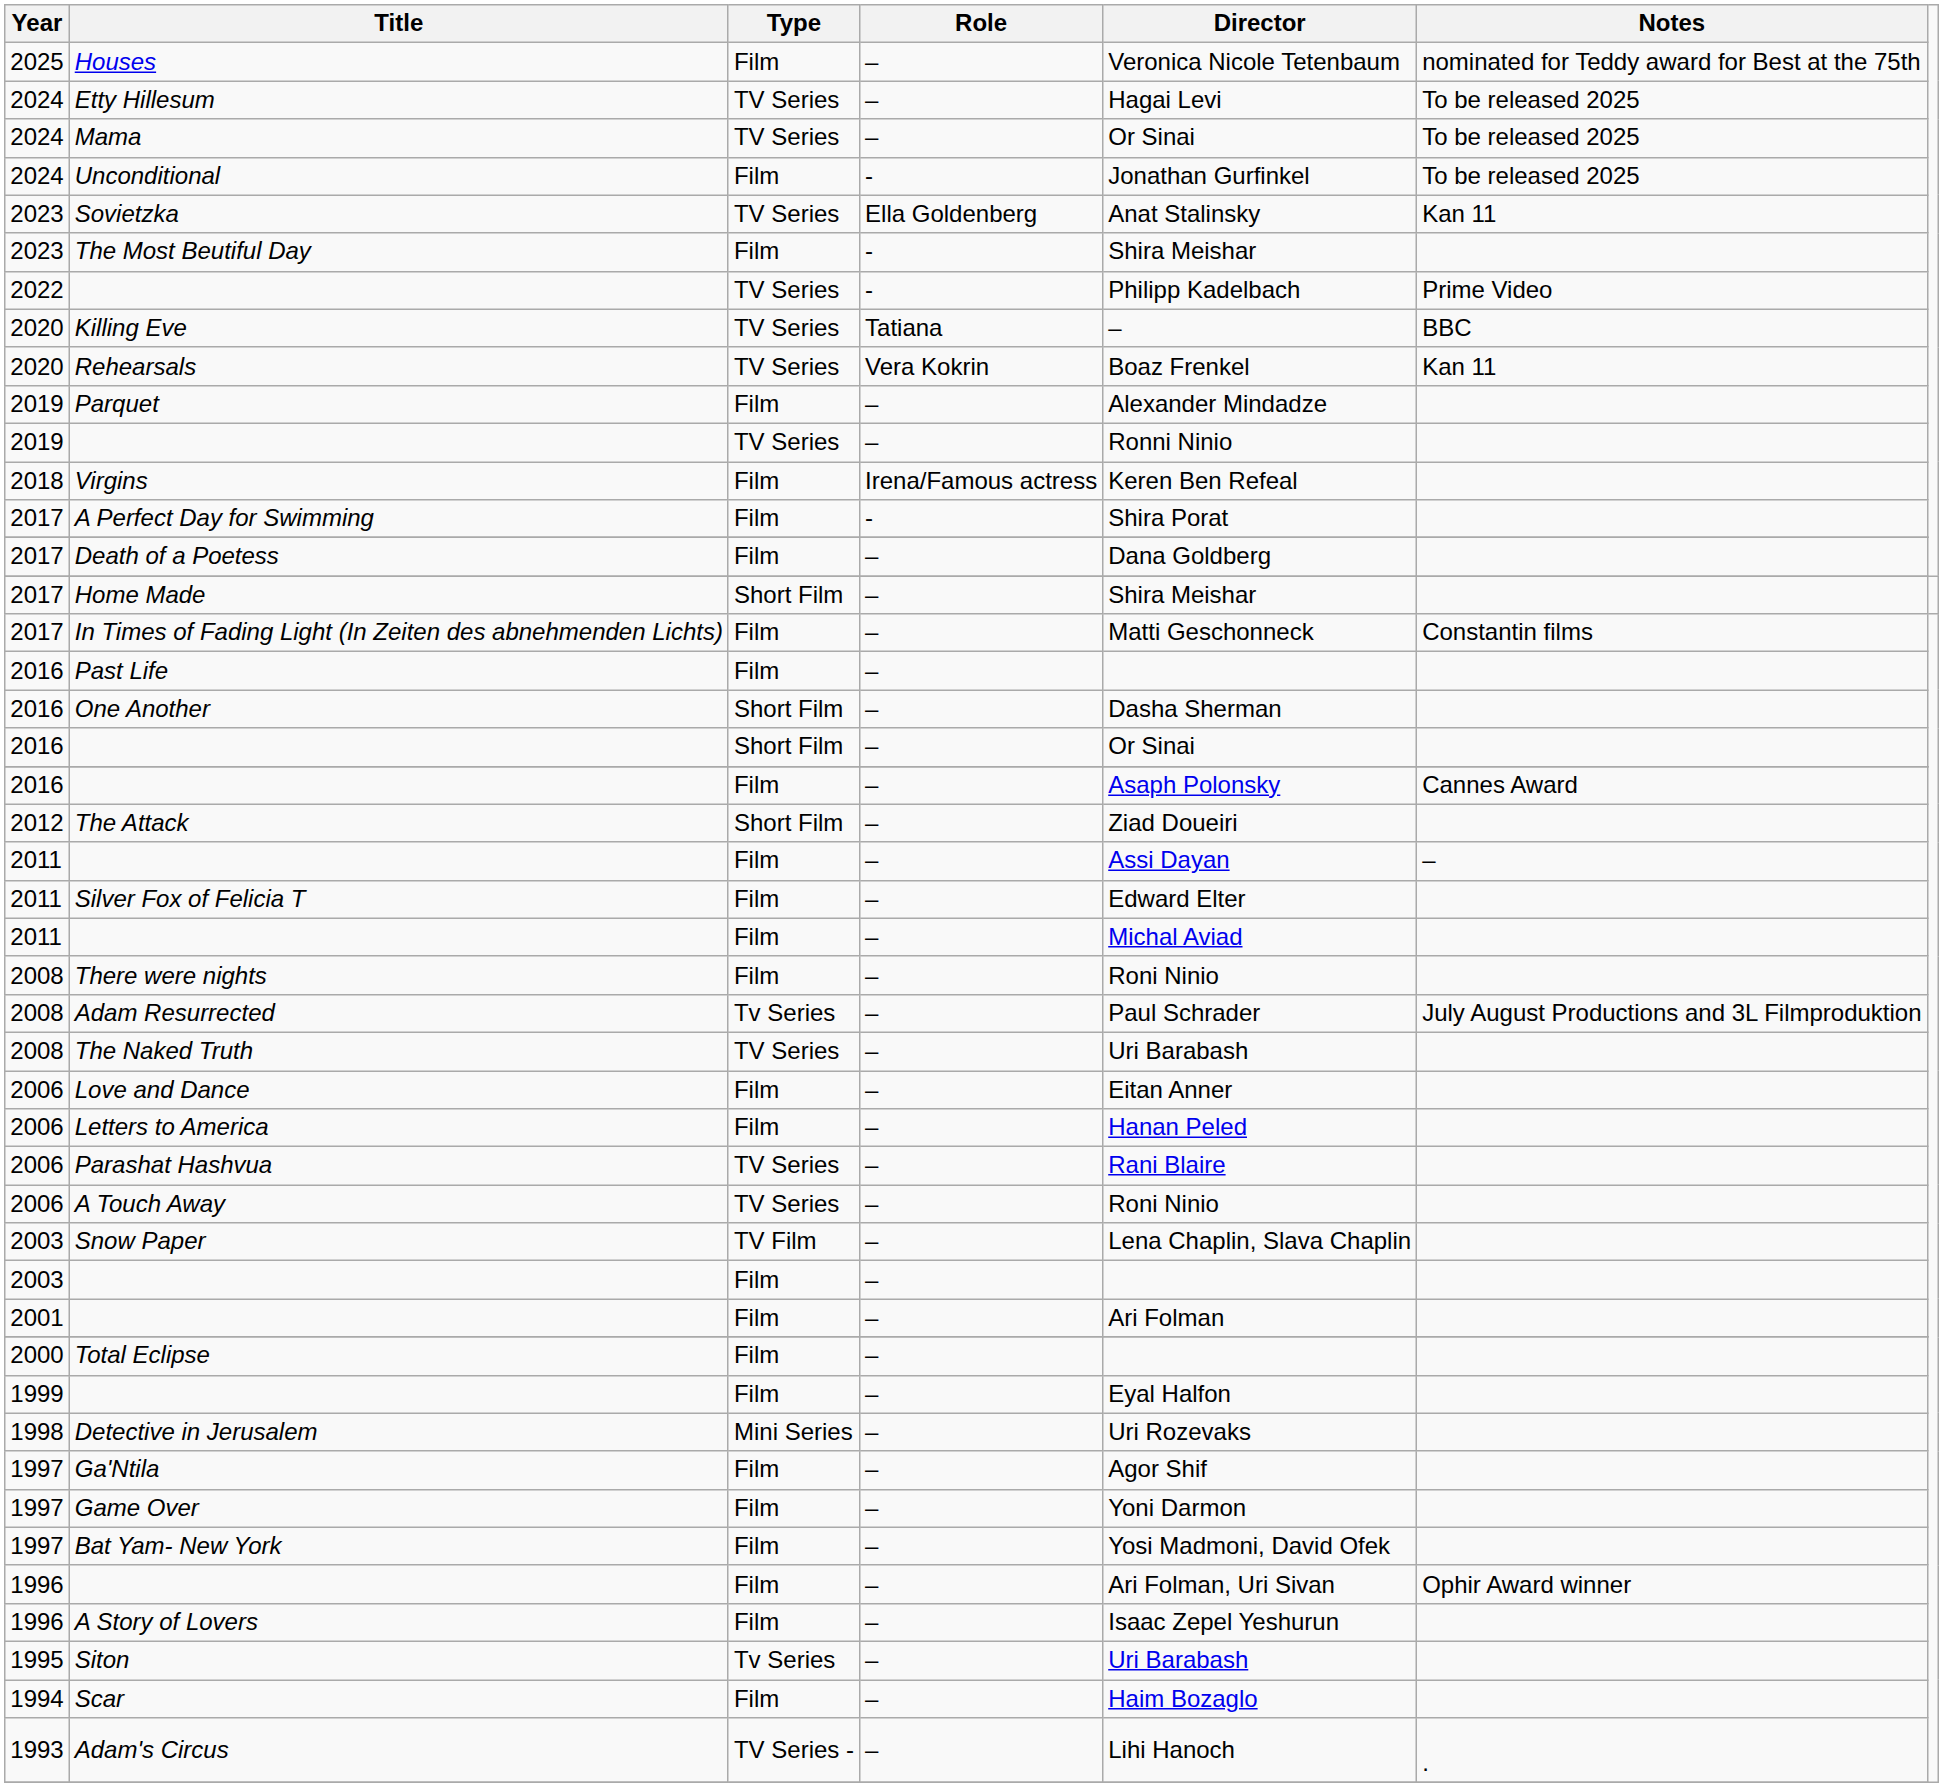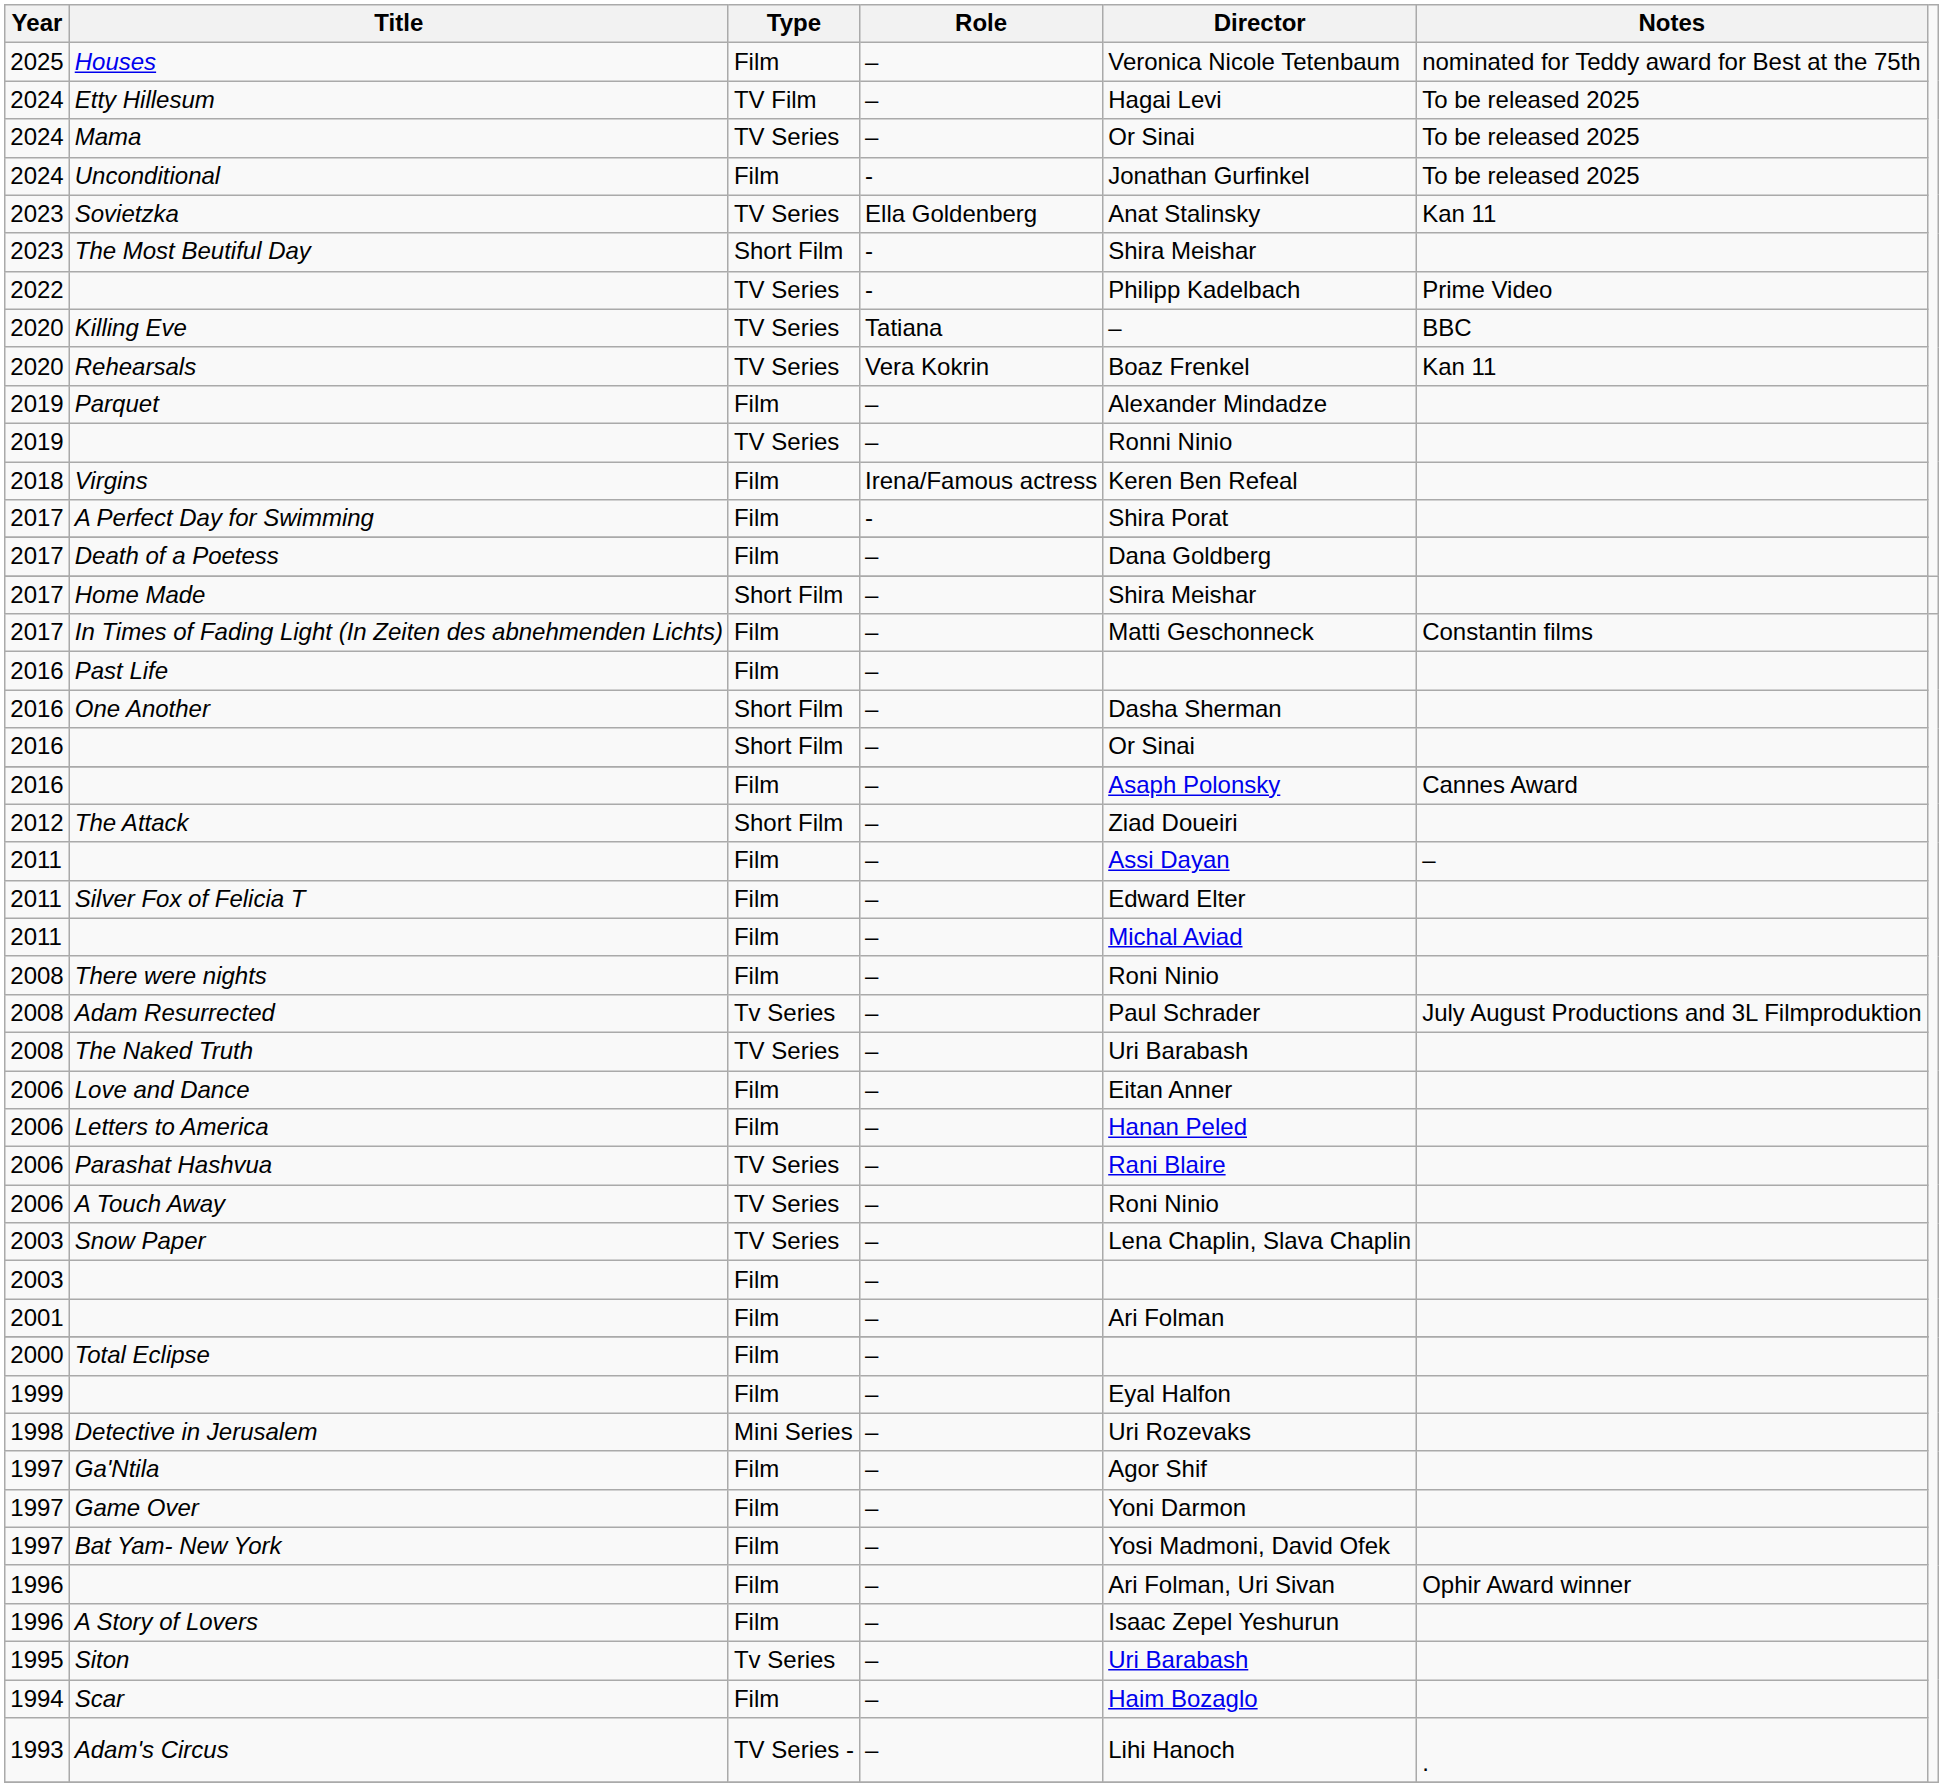(787, 99) TV Series -> (775, 99) TV Film
(757, 251) Film -> (789, 251) Short Film
(775, 1241) TV Film -> (787, 1241) TV Series
